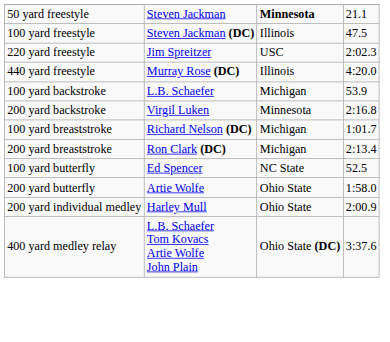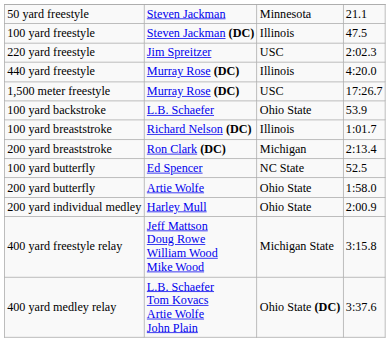(287, 14) bold -> (286, 14) normal
+ row: (59, 91)
(283, 91) Michigan -> (286, 110) Ohio State
- row: (56, 110)
(283, 129) Michigan -> (277, 129) Illinois
+ row: (65, 246)
